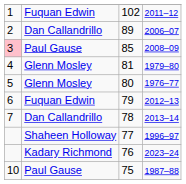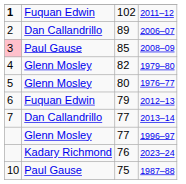(10, 13) normal -> (10, 13) bold
(128, 65) 81 -> (123, 65) 82
(128, 118) 78 -> (123, 118) 77
(70, 135) Shaheen Holloway -> (58, 135) Glenn Mosley
